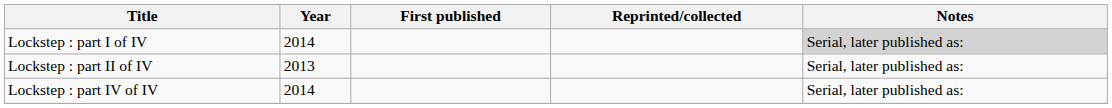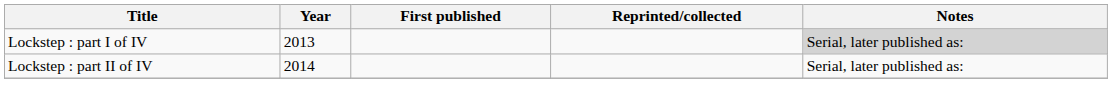(299, 41) 2014 -> (299, 41) 2013
(299, 66) 2013 -> (299, 66) 2014
- row: (83, 90)
